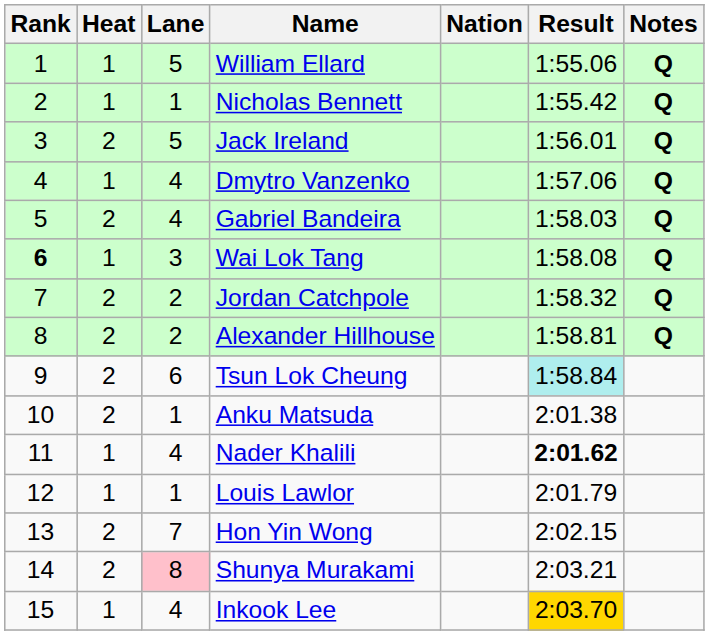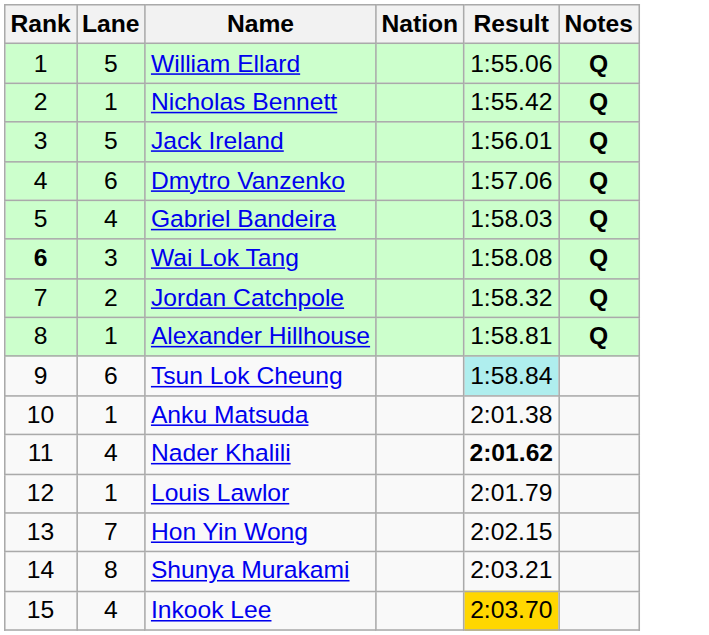- column: (109, 24)
(176, 180) 4 -> (111, 180) 6
(176, 336) 2 -> (111, 336) 1
(176, 571) pink background -> (111, 571) no background
